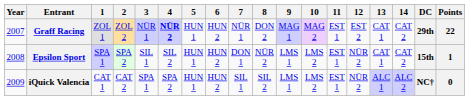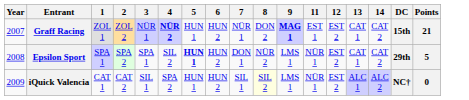- column: (314, 11)
(289, 31) normal -> (290, 31) bold
(425, 31) 29th -> (402, 31) 15th
(450, 31) 22 -> (427, 31) 21
(146, 56) SIL 1 -> (146, 56) SPA 1
(193, 56) normal -> (194, 56) bold
(337, 56) EST 1 -> (315, 56) NÜR 1
(359, 56) NÜR 2 -> (336, 56) EST 2
(425, 56) 15th -> (402, 56) 29th
(450, 56) 1 -> (427, 56) 5
(146, 82) SPA 1 -> (146, 82) SIL 1
(265, 82) no background -> (265, 82) lightyellow background
(337, 82) EST 1 -> (315, 82) NÜR 1
(359, 82) NÜR 2 -> (336, 82) EST 2
